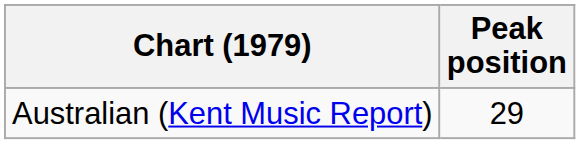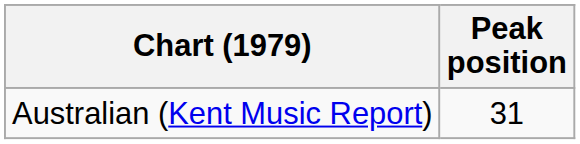(507, 112) 29 -> (507, 112) 31
